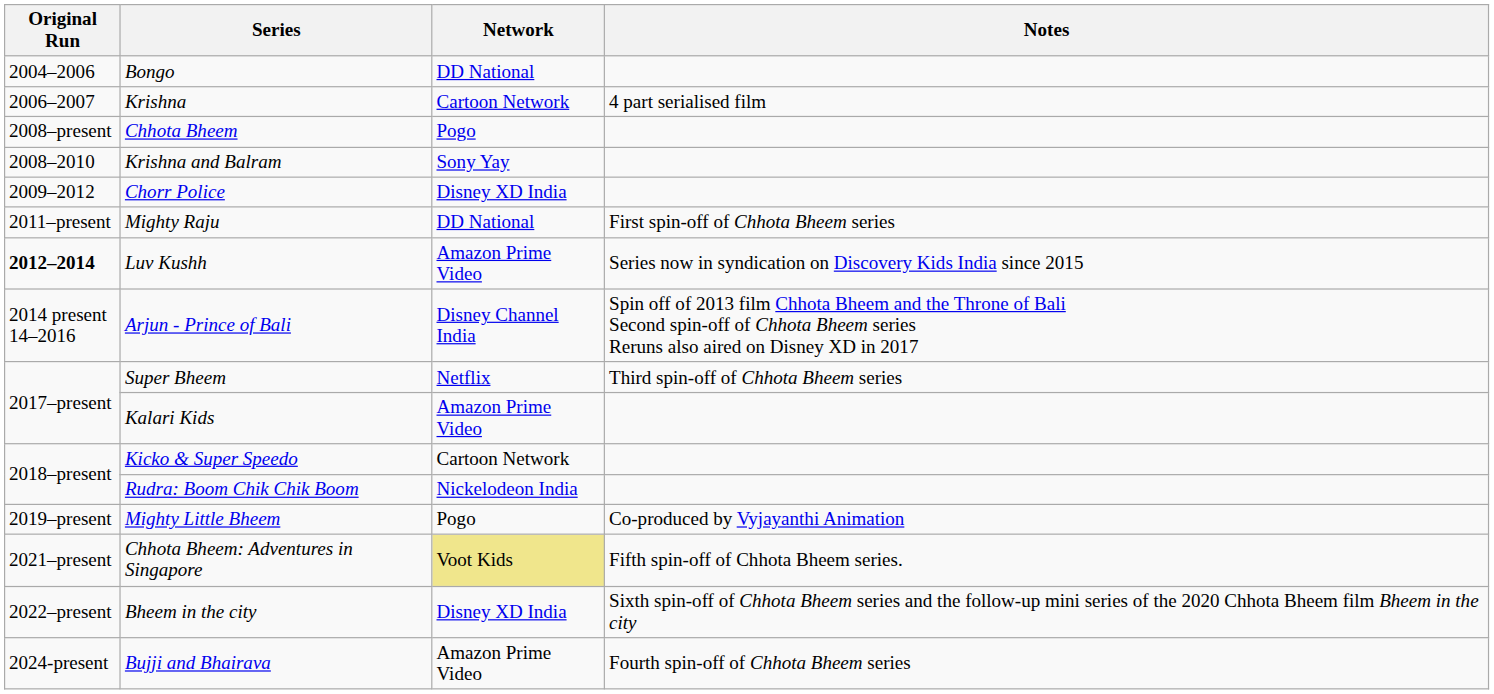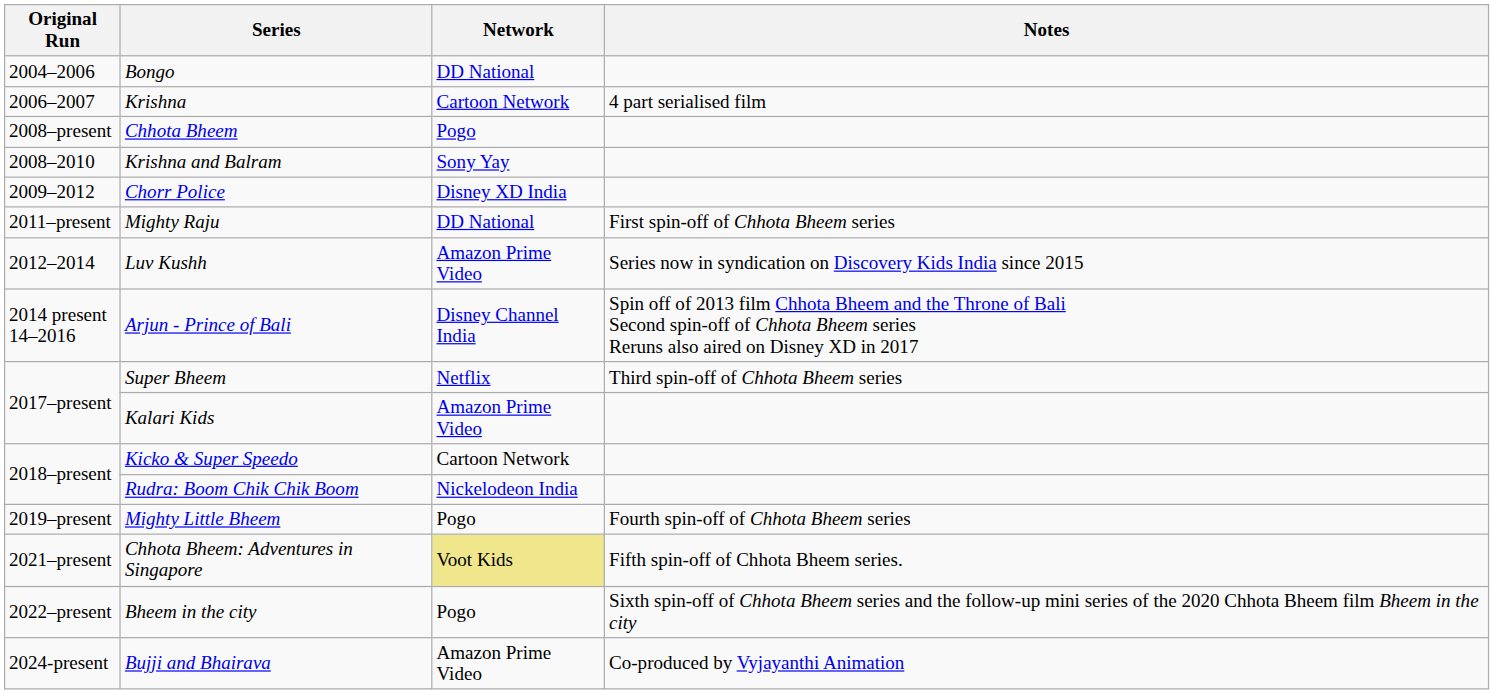(52, 263) bold -> (52, 263) normal
(757, 519) Co-produced by Vyjayanthi Animation -> (760, 519) Fourth spin-off of Chhota Bheem series
(502, 611) Disney XD India -> (456, 611) Pogo
(760, 663) Fourth spin-off of Chhota Bheem series -> (757, 663) Co-produced by Vyjayanthi Animation
